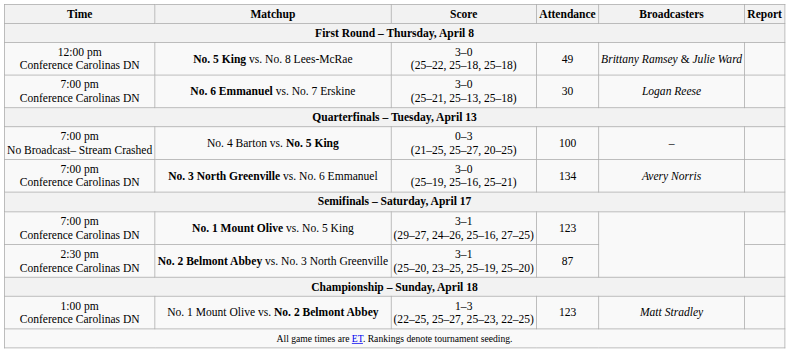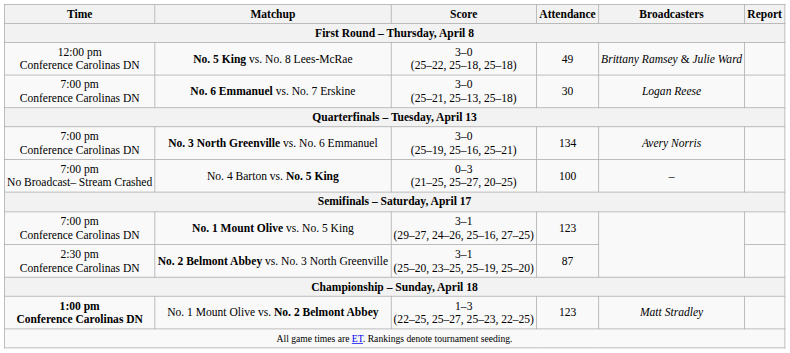rows swapped: (273, 143) <-> (273, 176)
(80, 312) normal -> (80, 312) bold
